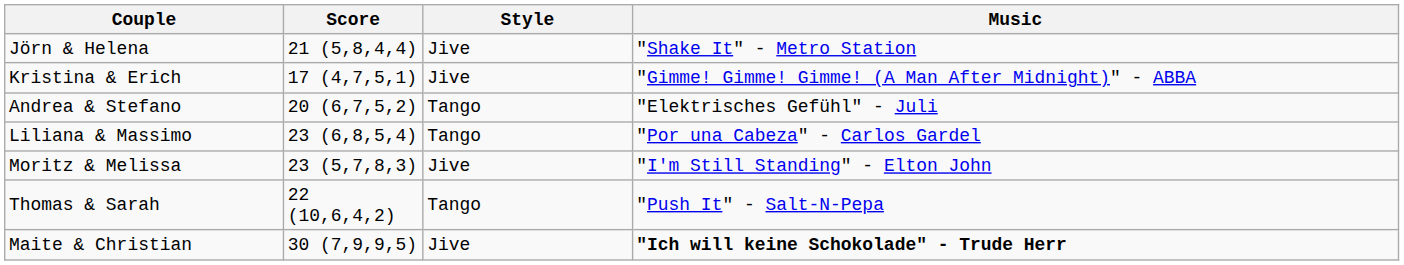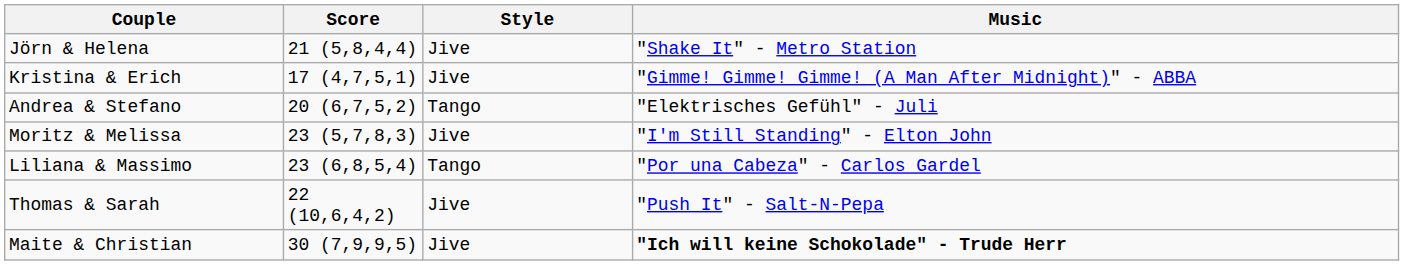rows swapped: (100, 136) <-> (95, 166)
(454, 205) Tango -> (449, 205) Jive
